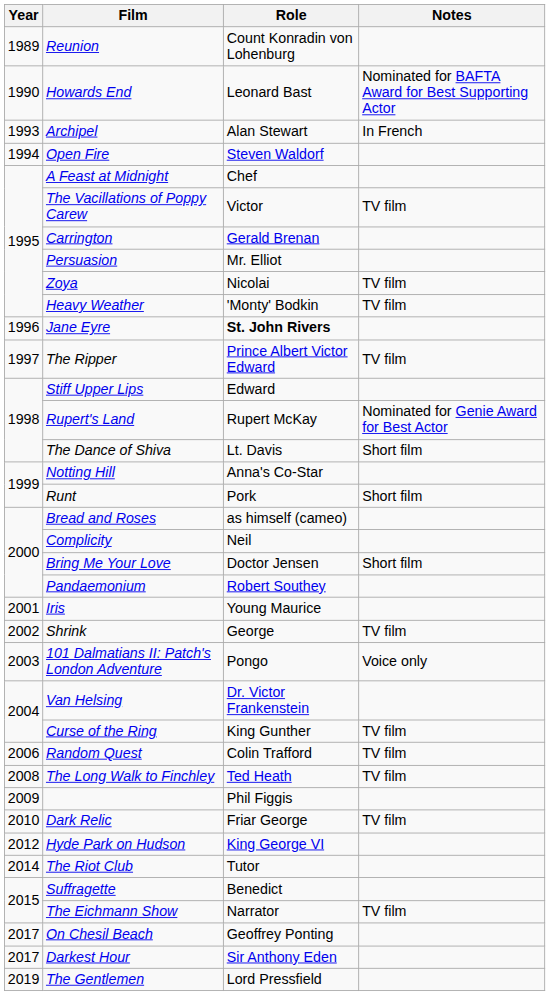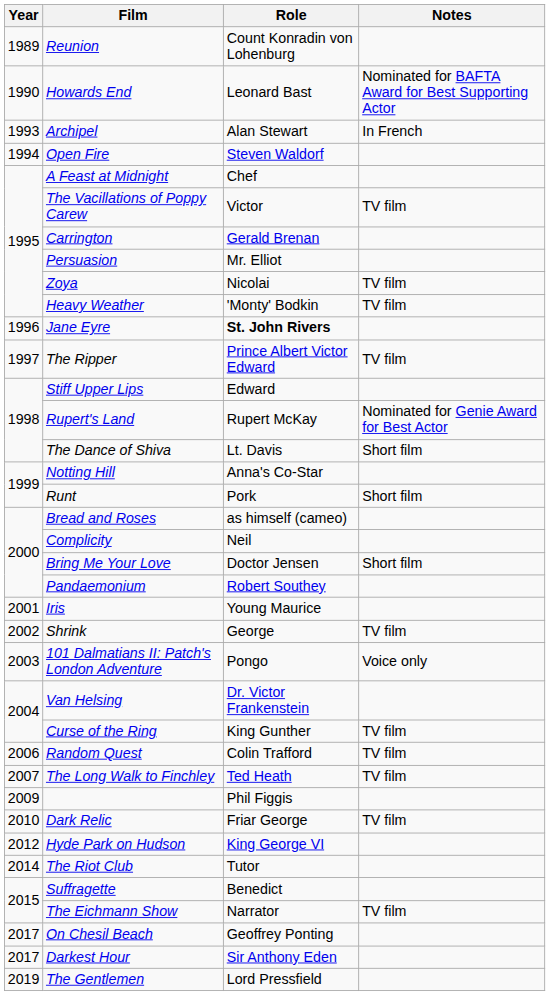(24, 776) 2008 -> (24, 776) 2007
